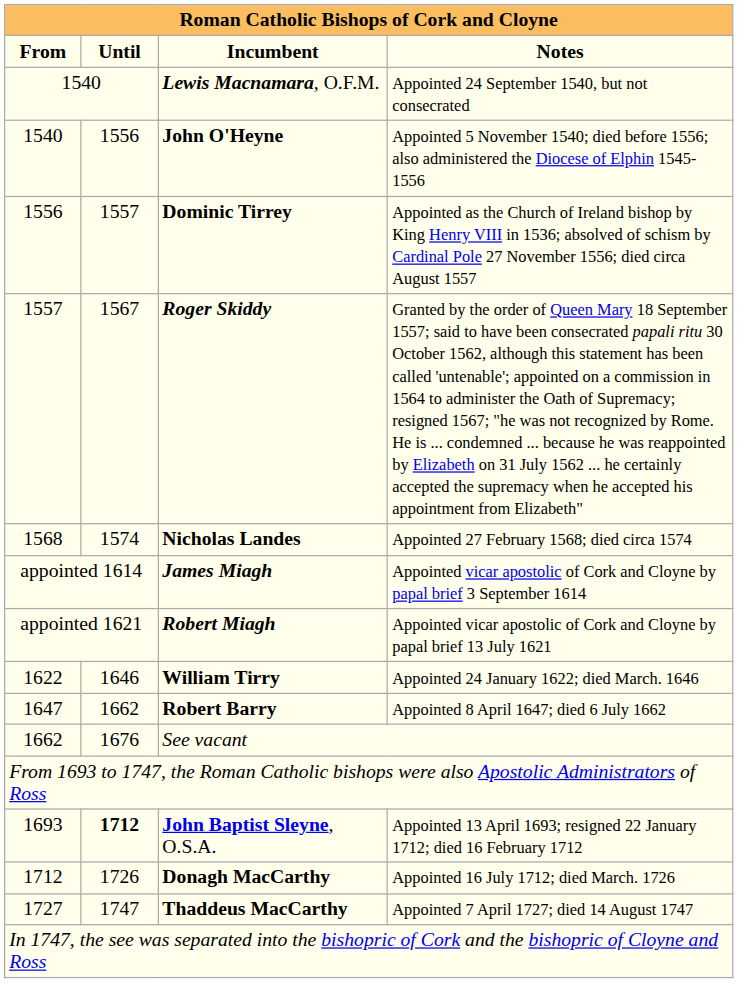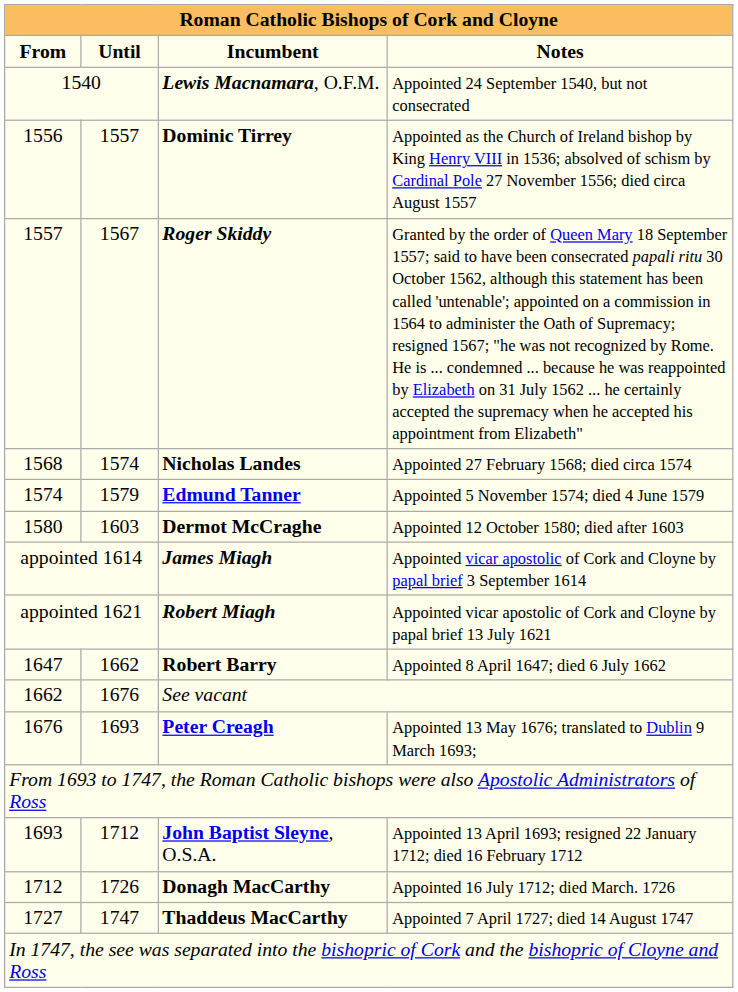- row: (223, 135)
+ row: (232, 495)
+ row: (242, 526)
- row: (221, 677)
+ row: (218, 726)
(120, 824) bold -> (120, 833) normal
